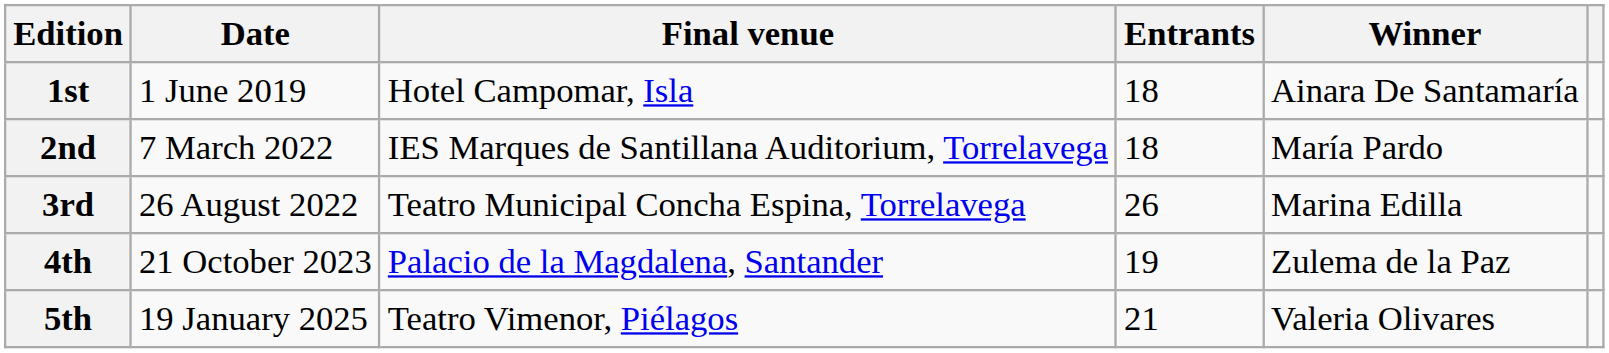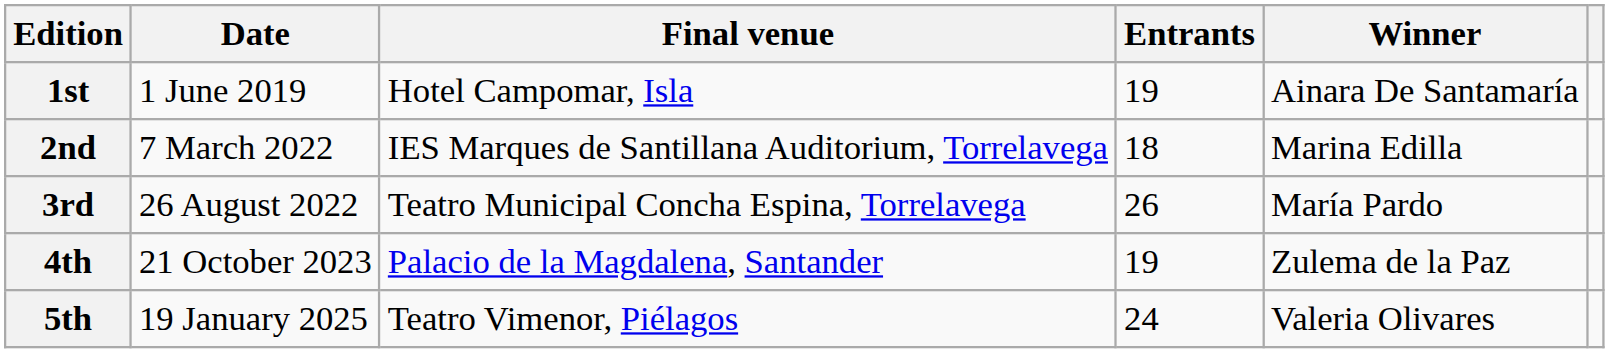(1141, 90) 18 -> (1141, 90) 19
(1357, 147) María Pardo -> (1367, 147) Marina Edilla
(1367, 204) Marina Edilla -> (1357, 204) María Pardo
(1141, 318) 21 -> (1141, 318) 24
